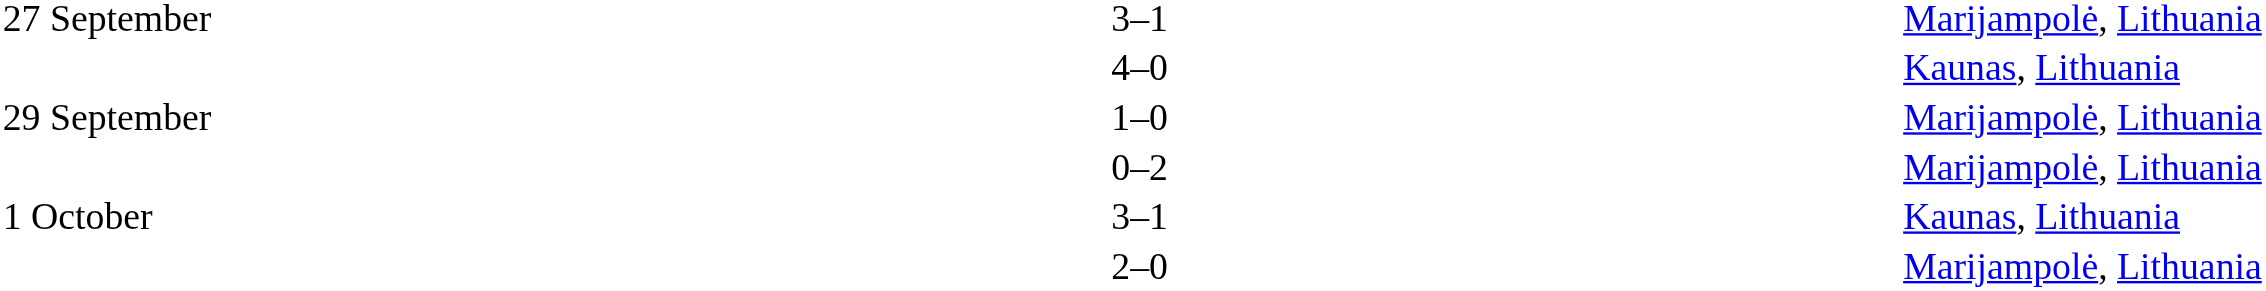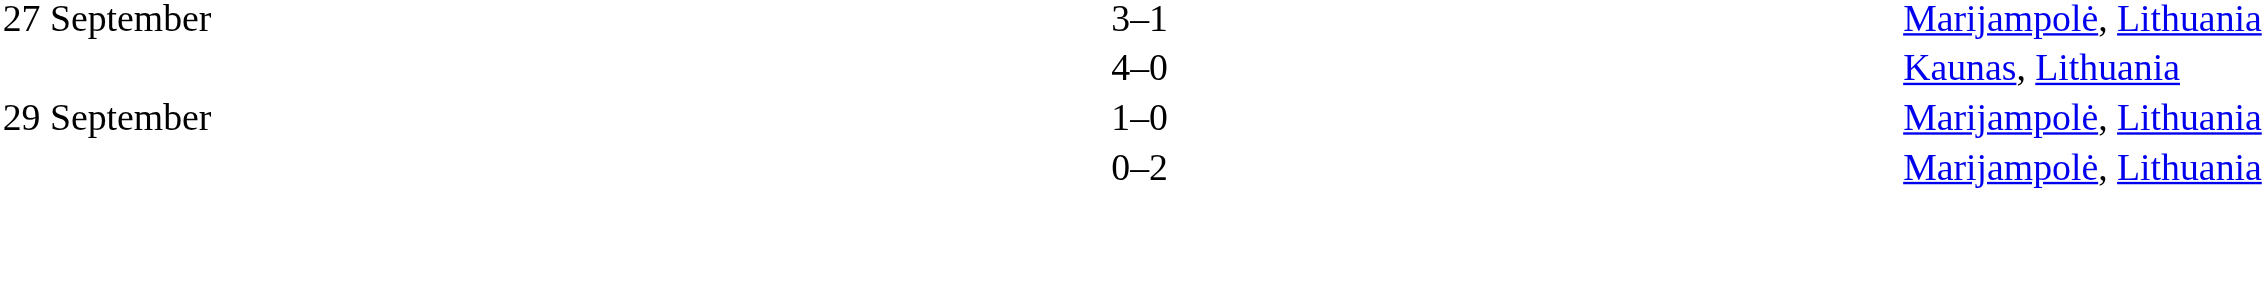- row: (78, 216)
- row: (189, 267)
